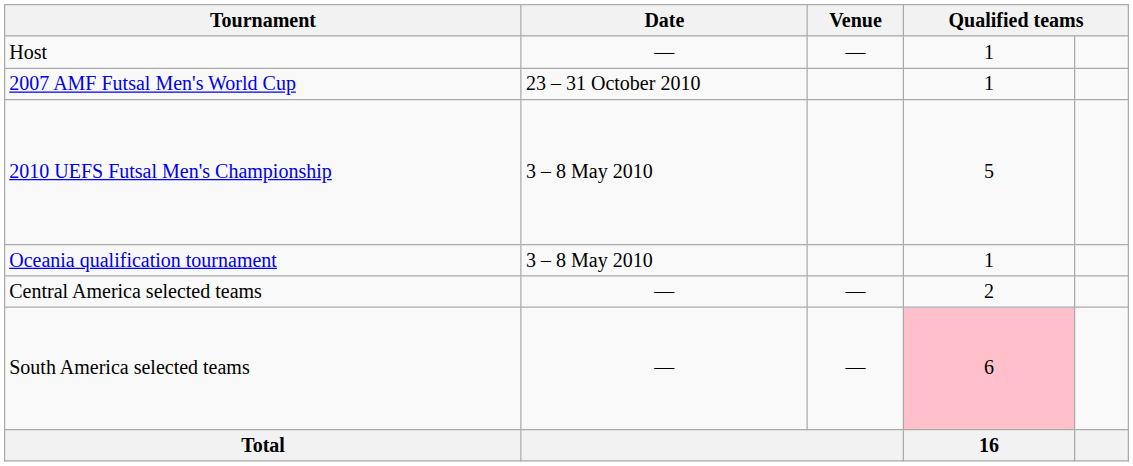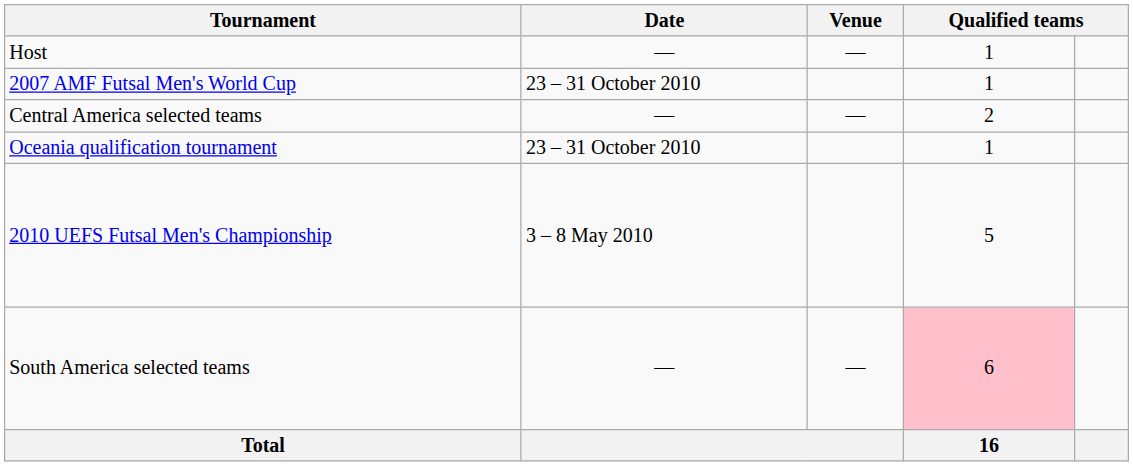rows swapped: (170, 171) <-> (136, 291)
(589, 259) 3 – 8 May 2010 -> (613, 147) 23 – 31 October 2010
